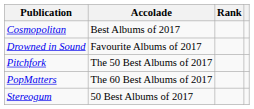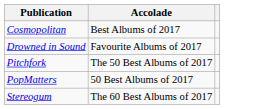- column: (229, 12)
(151, 79) The 60 Best Albums of 2017 -> (142, 79) 50 Best Albums of 2017
(142, 96) 50 Best Albums of 2017 -> (151, 96) The 60 Best Albums of 2017
